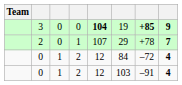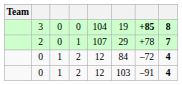(100, 27) bold -> (100, 27) normal
(168, 27) 9 -> (168, 27) 8
